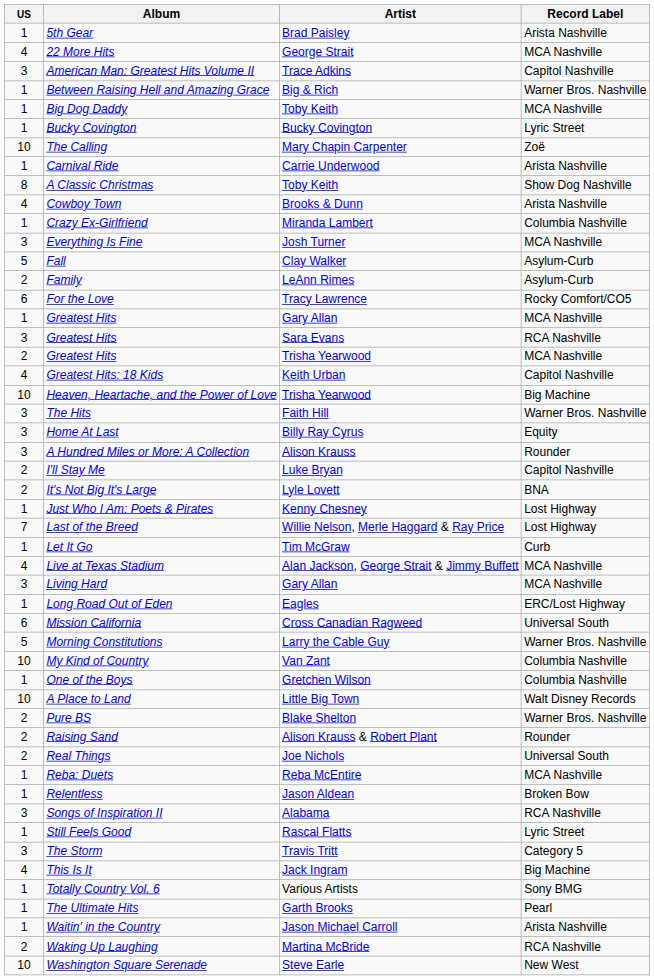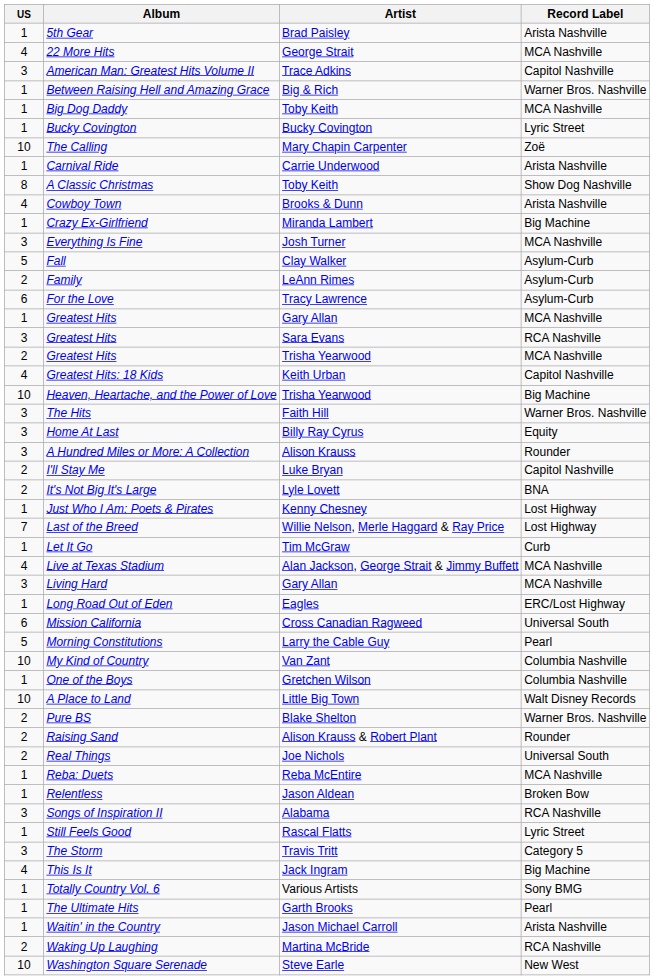(576, 223) Columbia Nashville -> (557, 223) Big Machine
(578, 299) Rocky Comfort/CO5 -> (559, 299) Asylum-Curb
(585, 642) Warner Bros. Nashville -> (538, 642) Pearl
